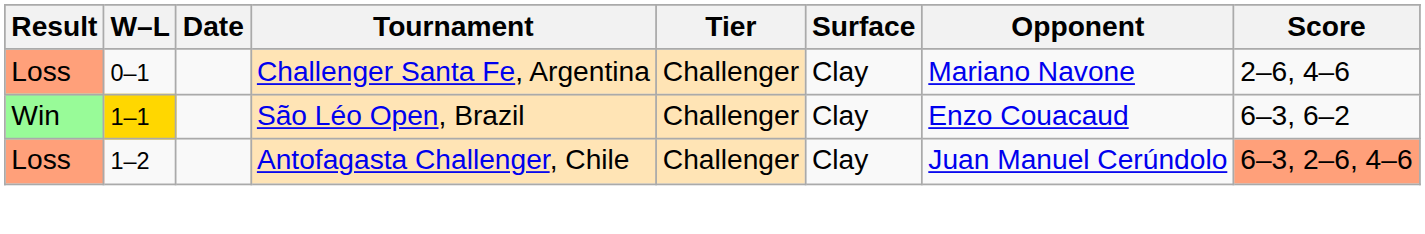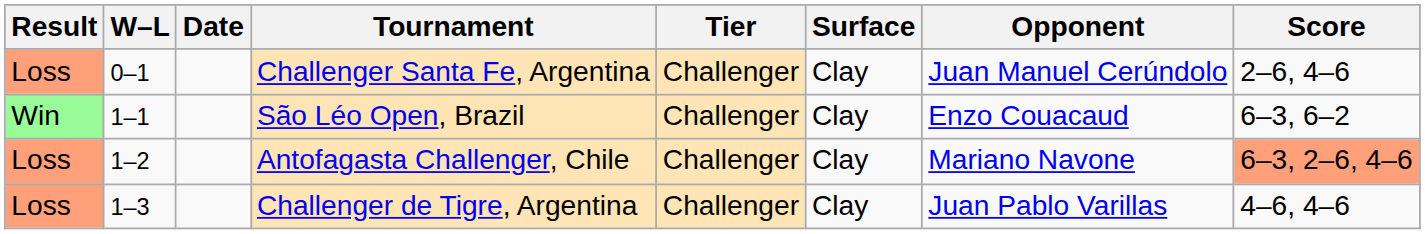(1032, 71) Mariano Navone -> (1078, 71) Juan Manuel Cerúndolo
(130, 117) gold background -> (130, 117) no background
(1078, 160) Juan Manuel Cerúndolo -> (1032, 160) Mariano Navone
+ row: (447, 205)
